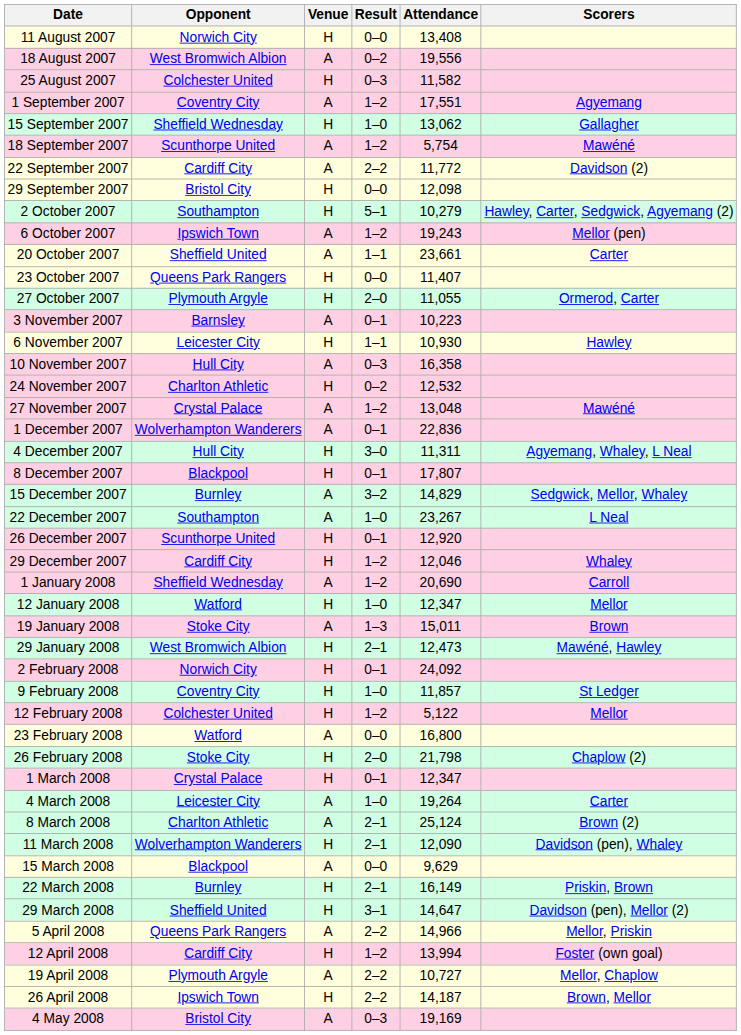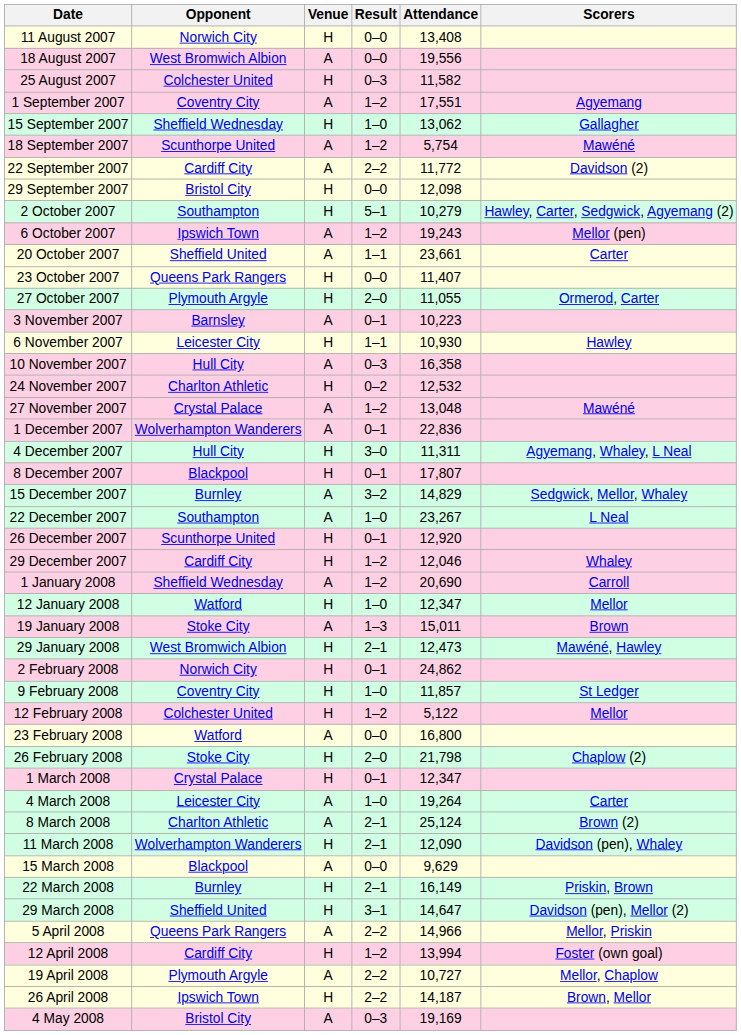(376, 59) 0–2 -> (376, 59) 0–0
(441, 670) 24,092 -> (441, 670) 24,862
